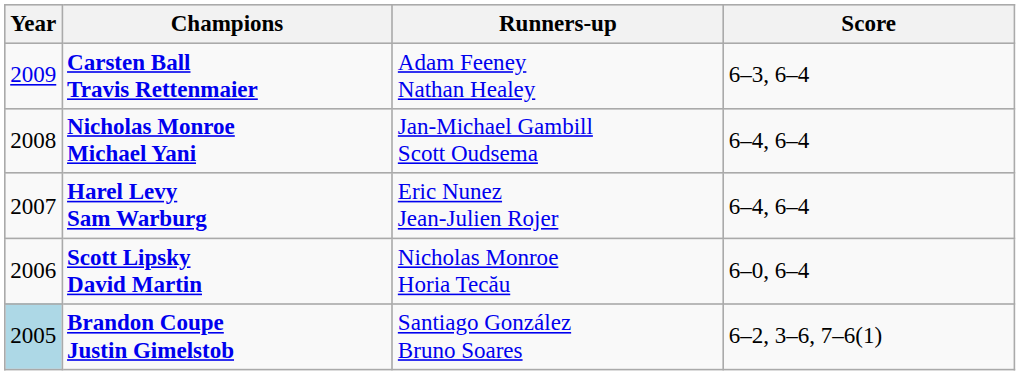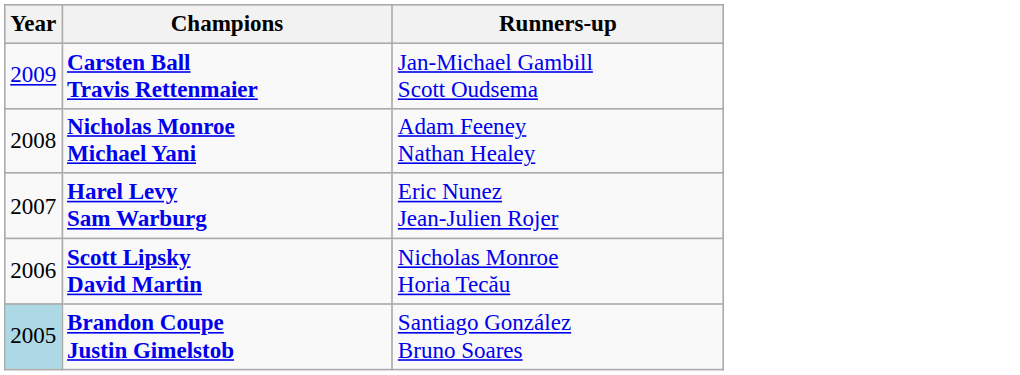- column: (869, 23)
(467, 75) Adam Feeney Nathan Healey -> (495, 75) Jan-Michael Gambill Scott Oudsema
(495, 140) Jan-Michael Gambill Scott Oudsema -> (467, 140) Adam Feeney Nathan Healey
